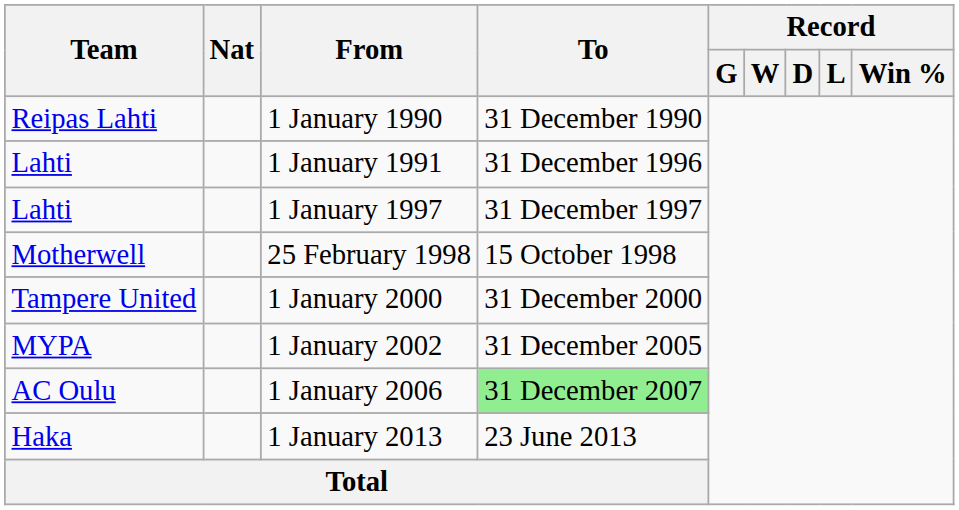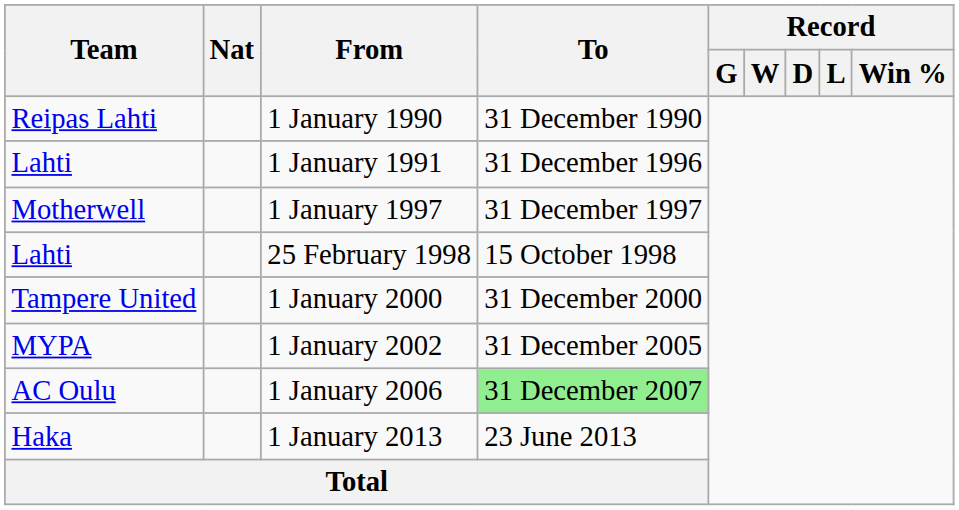(42, 208) Lahti -> (78, 208) Motherwell
(78, 254) Motherwell -> (42, 254) Lahti
